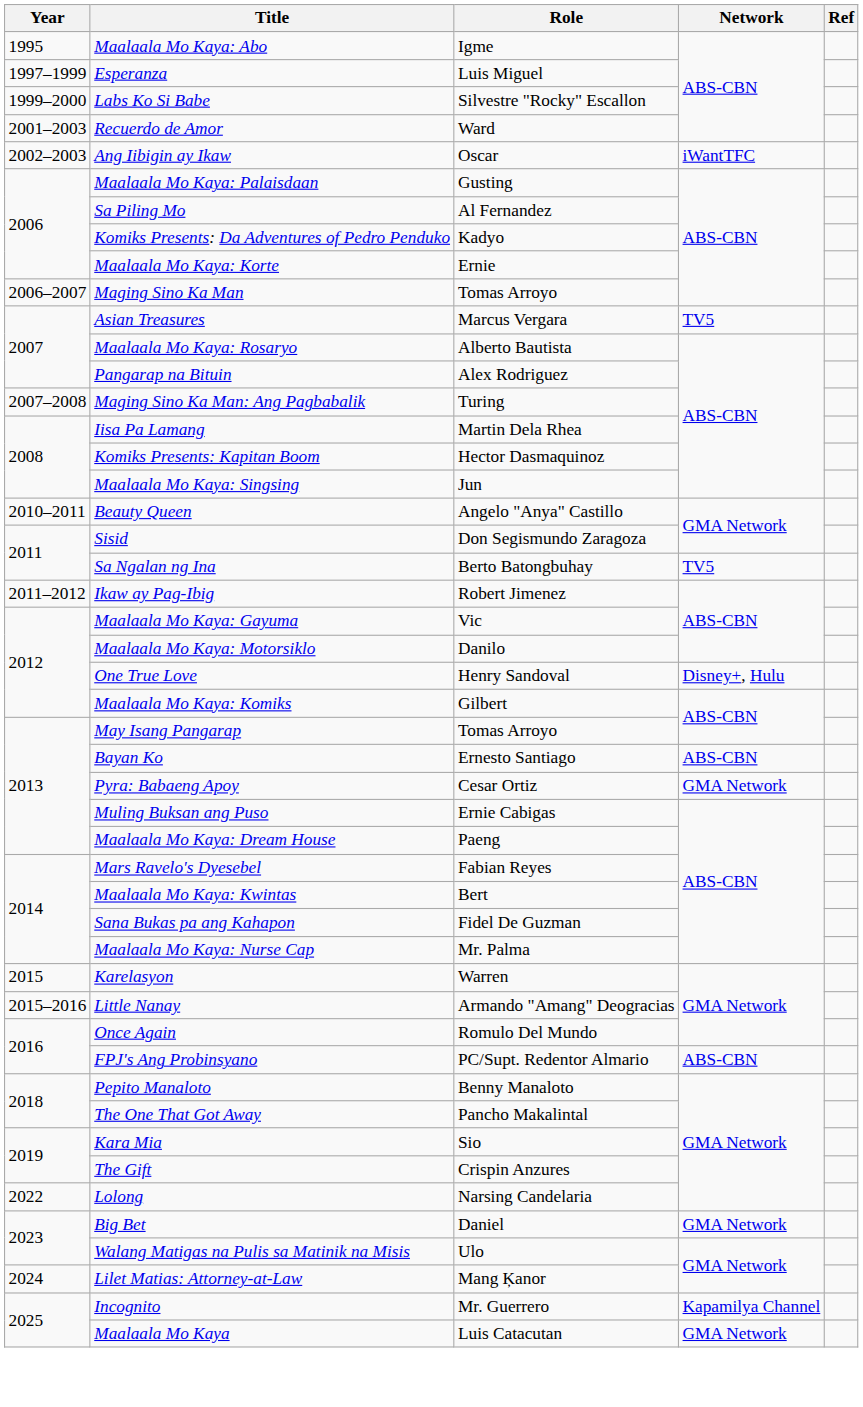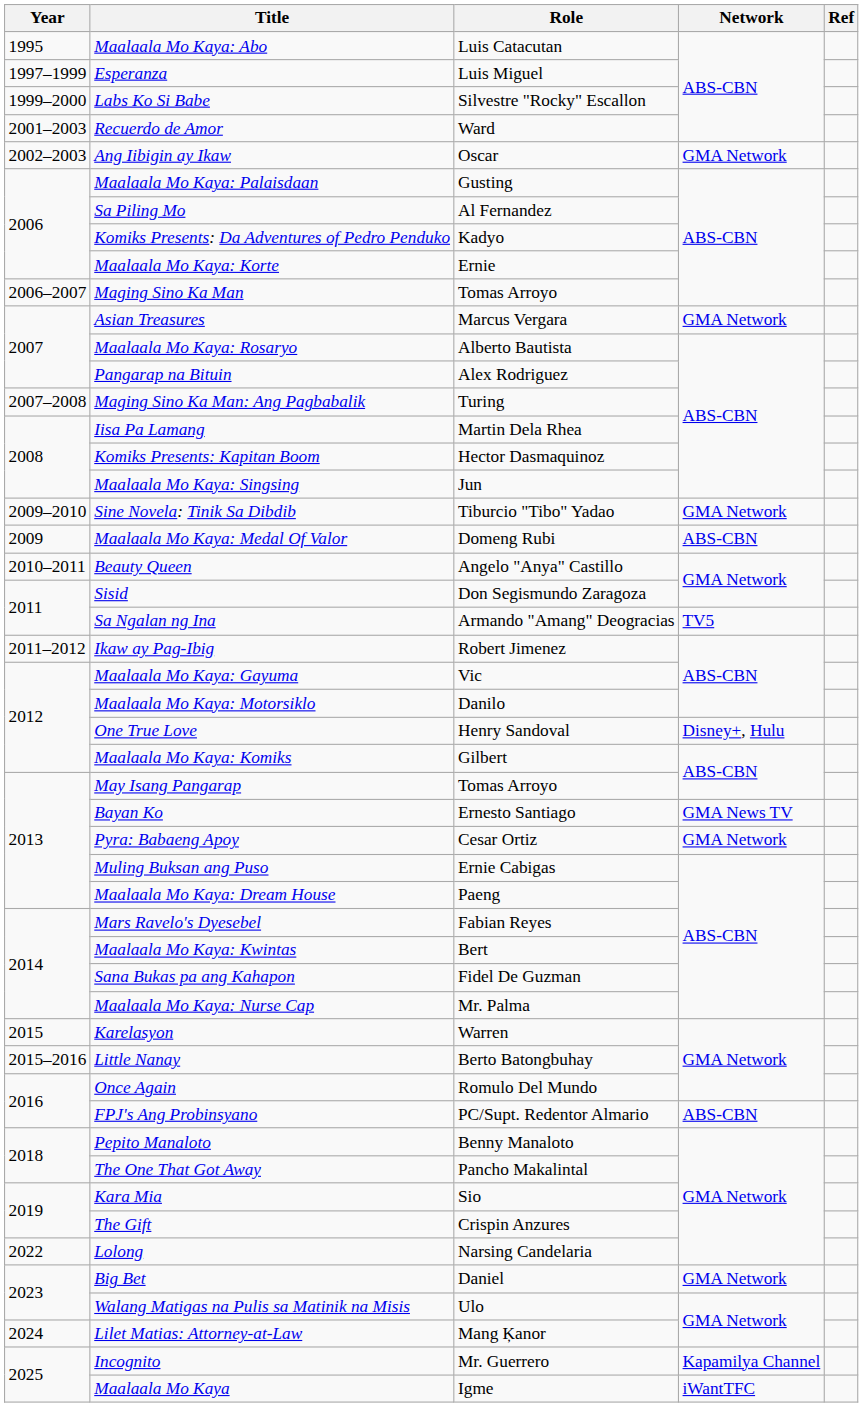(476, 45) Igme -> (510, 45) Luis Catacutan
(719, 155) iWantTFC -> (735, 155) GMA Network
(698, 319) TV5 -> (735, 319) GMA Network
+ row: (195, 511)
+ row: (221, 538)
(525, 566) Berto Batongbuhay -> (566, 621) Armando "Amang" Deogracias
(720, 758) ABS-CBN -> (738, 812) GMA News TV
(566, 1004) Armando "Amang" Deogracias -> (525, 1059) Berto Batongbuhay
(510, 1333) Luis Catacutan -> (476, 1388) Igme
(735, 1333) GMA Network -> (719, 1388) iWantTFC
